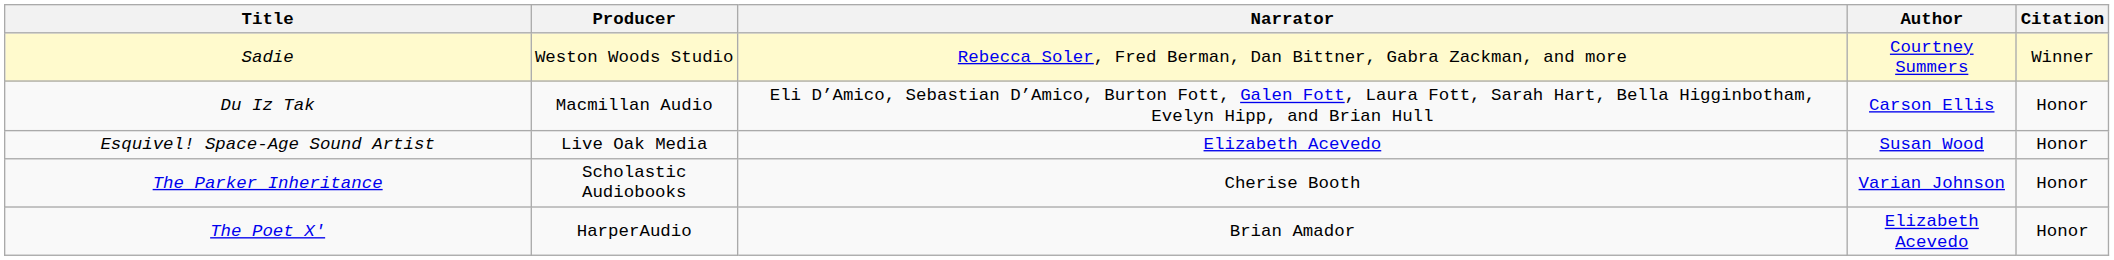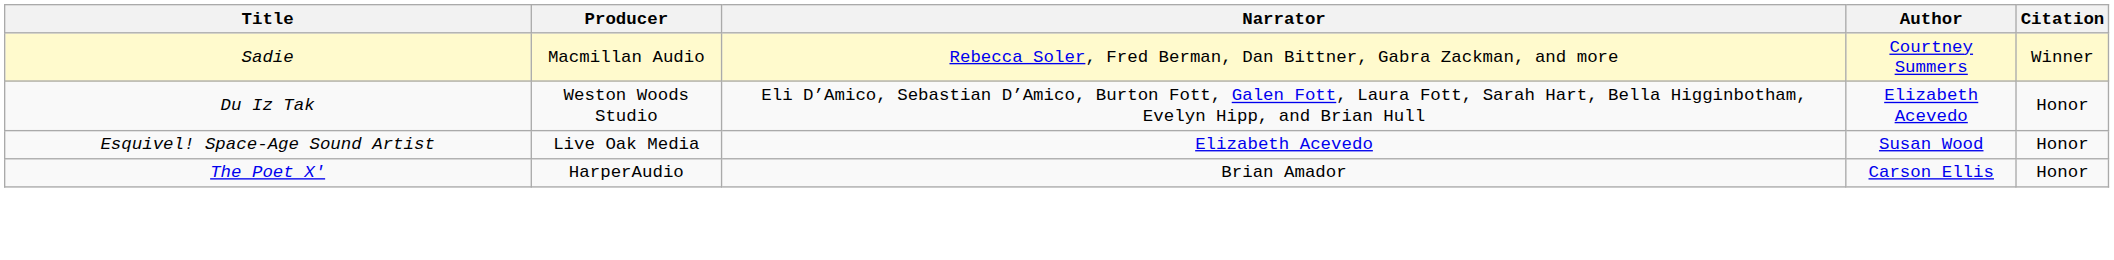(634, 57) Weston Woods Studio -> (626, 57) Macmillan Audio
(634, 106) Macmillan Audio -> (626, 106) Weston Woods Studio
(1932, 106) Carson Ellis -> (1931, 106) Elizabeth Acevedo
- row: (268, 183)
(1932, 231) Elizabeth Acevedo -> (1931, 173) Carson Ellis
